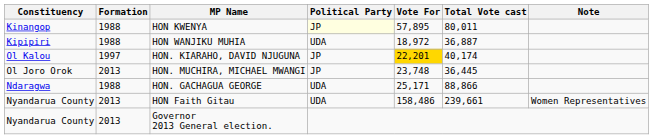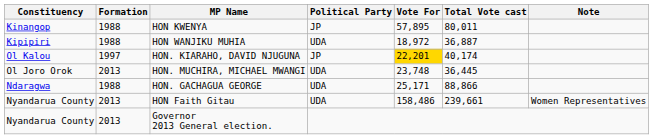(315, 27) lightyellow background -> (315, 27) no background
(315, 71) JP -> (318, 71) UDA
